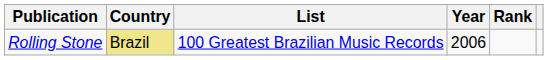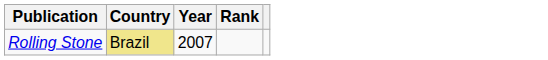- column: (311, 17)
(468, 42) 2006 -> (195, 42) 2007
